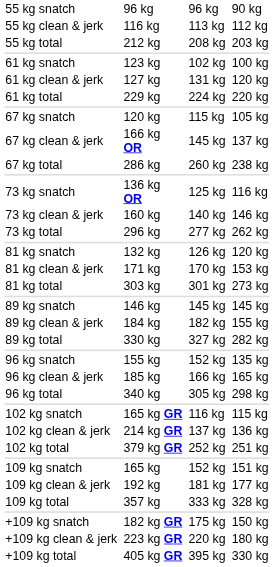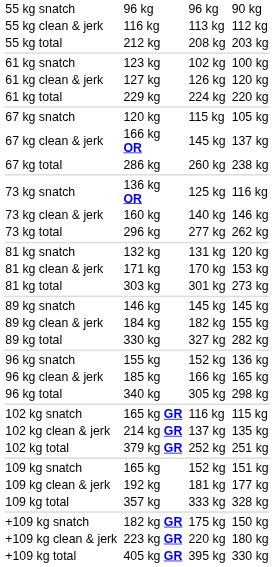(207, 80) 131 kg -> (207, 80) 126 kg
(207, 252) 126 kg -> (207, 252) 131 kg
(250, 360) 135 kg -> (250, 360) 136 kg
(250, 431) 136 kg -> (250, 431) 135 kg
